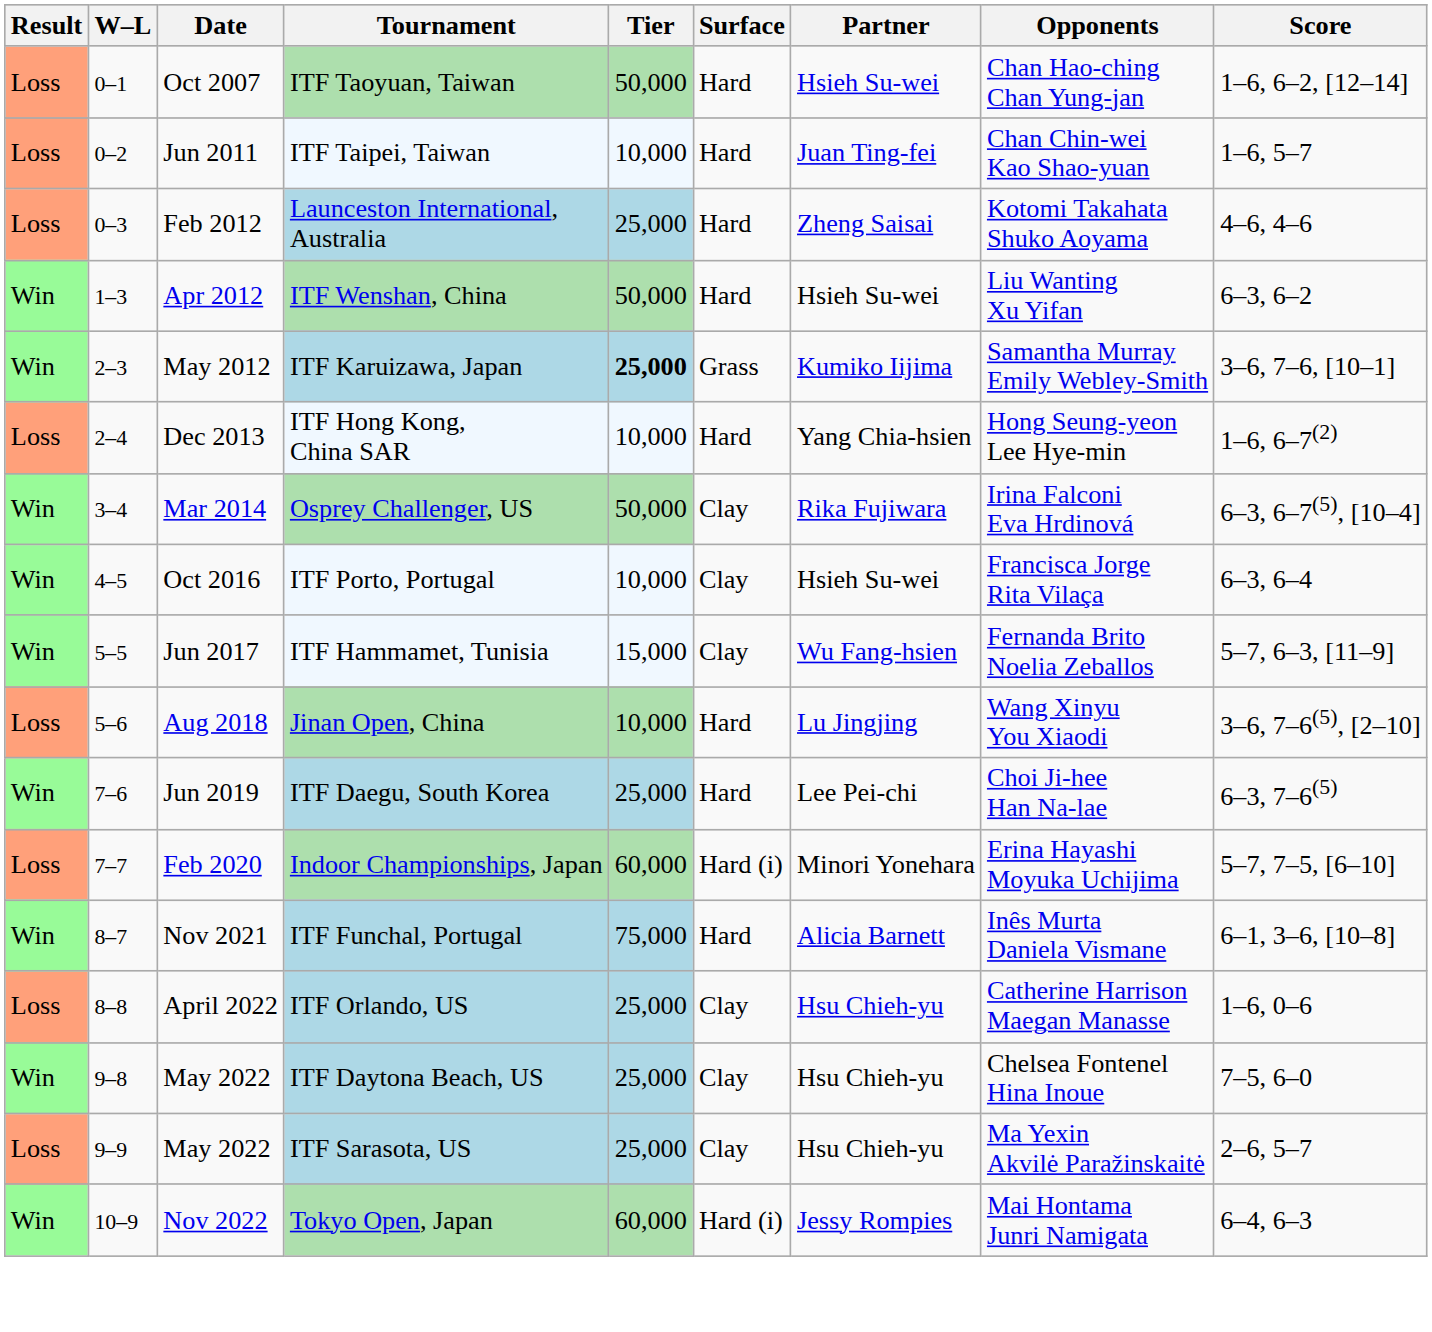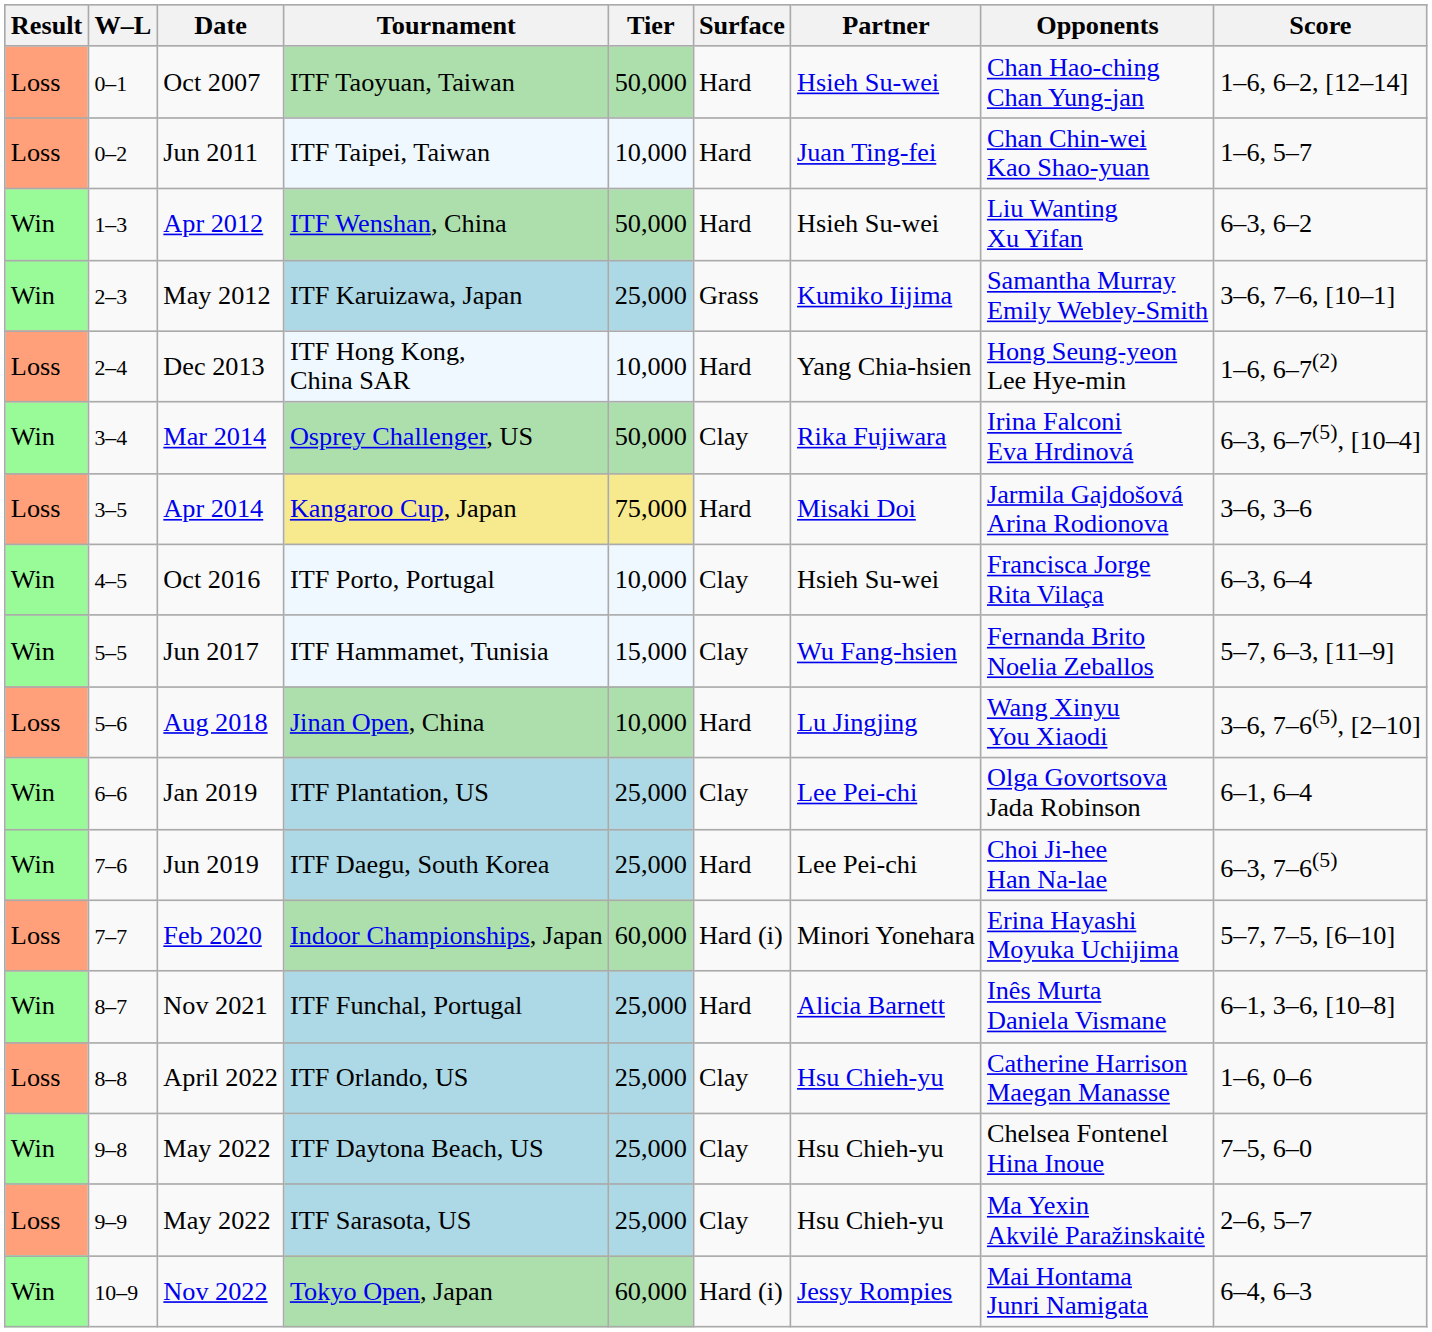- row: (424, 223)
(651, 366) bold -> (651, 295) normal
+ row: (403, 508)
+ row: (389, 793)
(651, 935) 75,000 -> (651, 1006) 25,000
